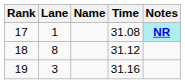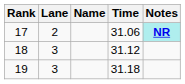(55, 32) 1 -> (55, 32) 2
(125, 32) 31.08 -> (125, 32) 31.06
(55, 50) 8 -> (55, 50) 3
(125, 69) 31.16 -> (125, 69) 31.18
